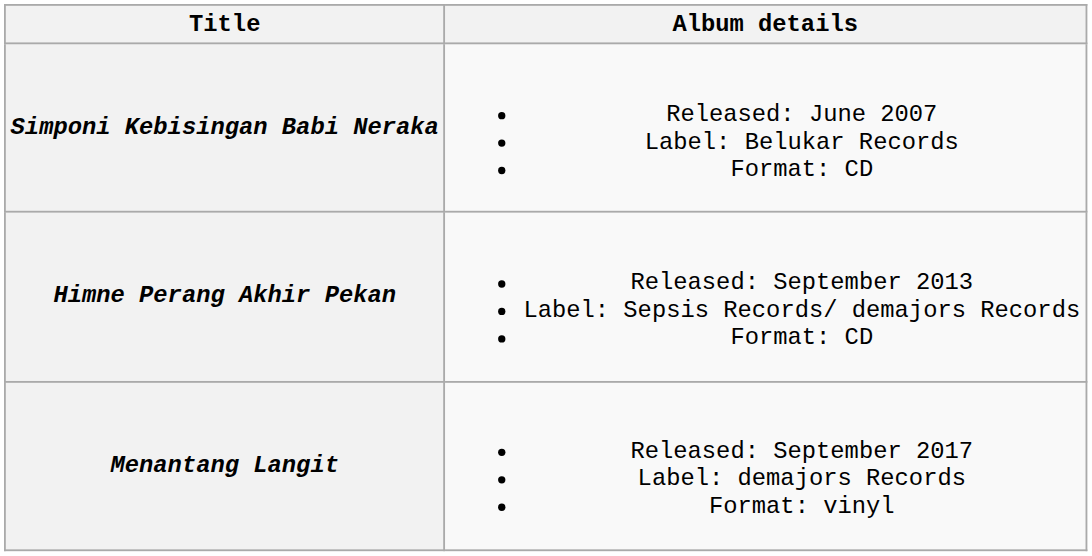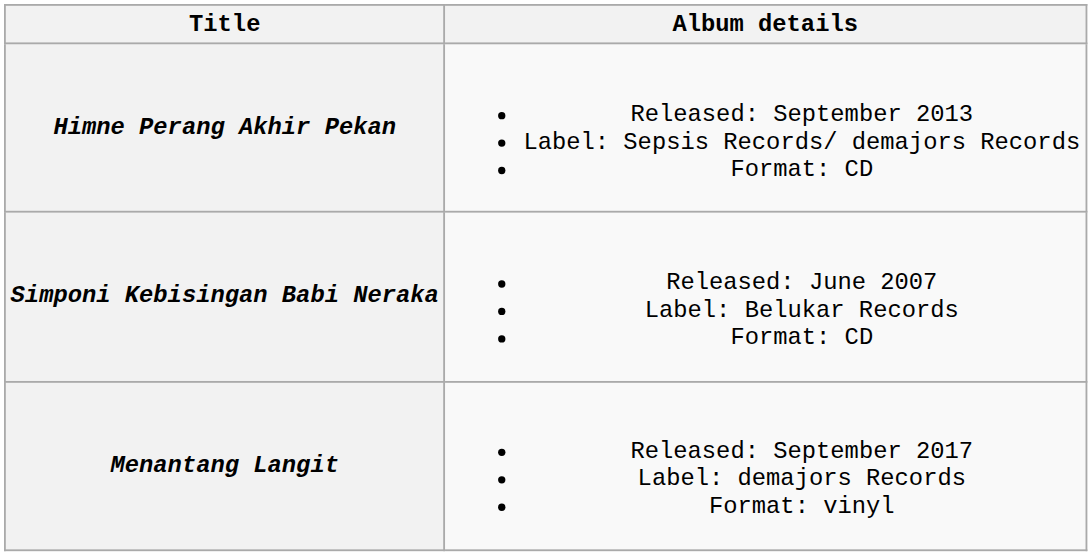rows swapped: (225, 128) <-> (225, 297)
